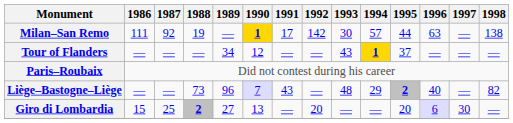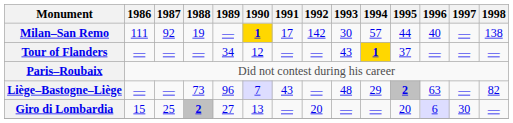(435, 33) 63 -> (435, 33) 40
(435, 90) 40 -> (435, 90) 63
